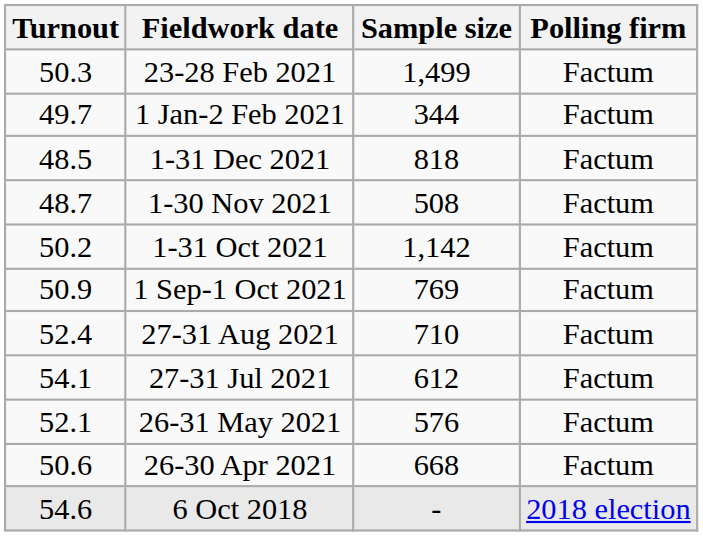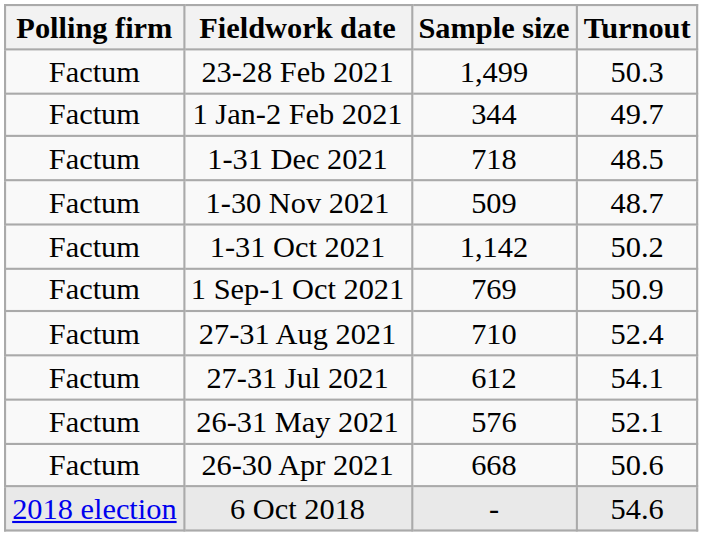columns swapped: (608, 27) <-> (66, 27)
(436, 159) 818 -> (494, 159) 718
(436, 202) 508 -> (494, 202) 509
